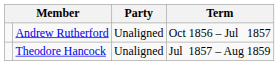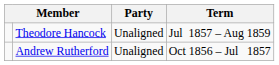rows swapped: (62, 32) <-> (61, 51)
